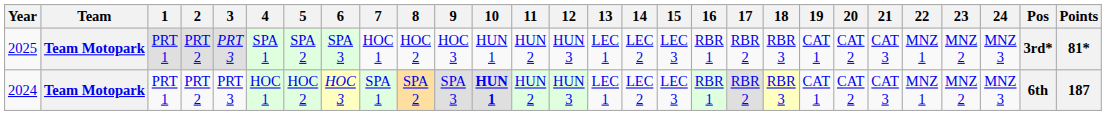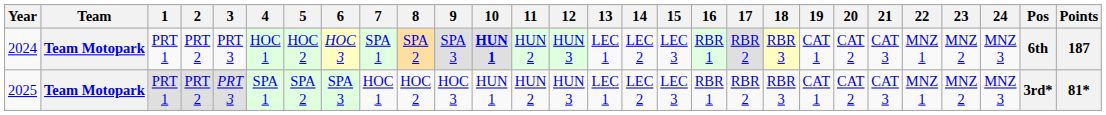rows swapped: (23, 89) <-> (23, 48)
